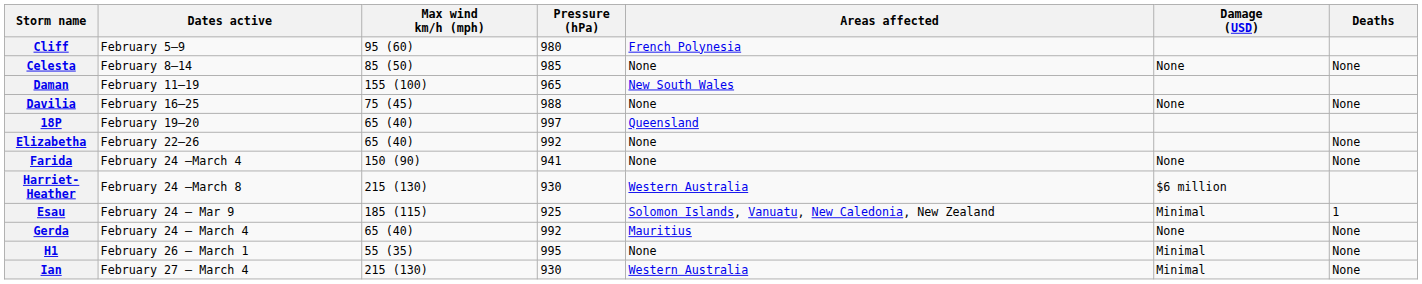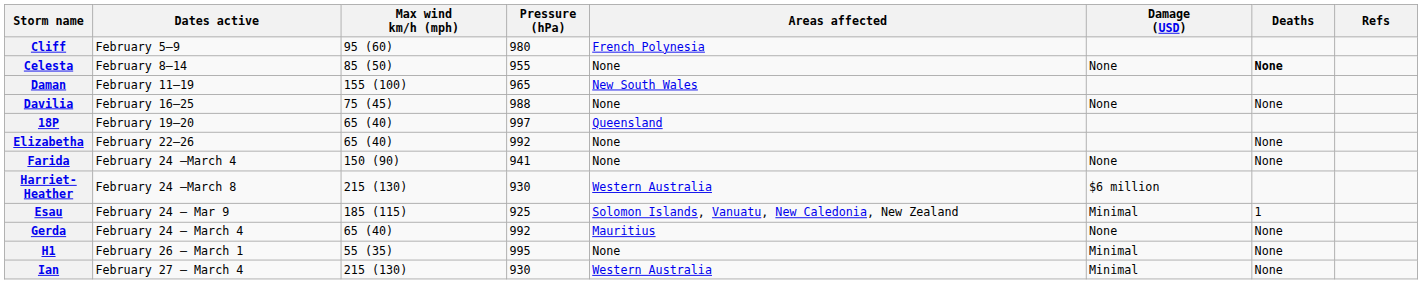+ column: (1376, 21)
(551, 66) 985 -> (520, 66) 955
(1346, 66) normal -> (1269, 66) bold
